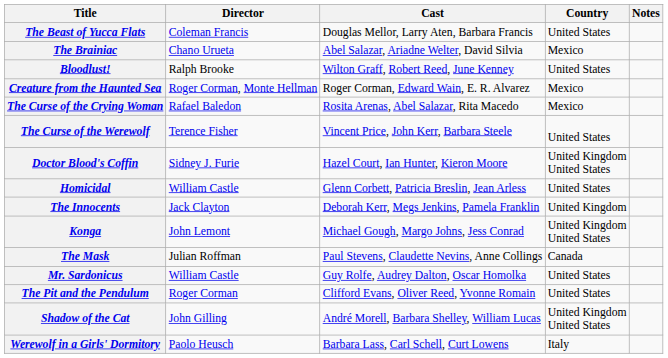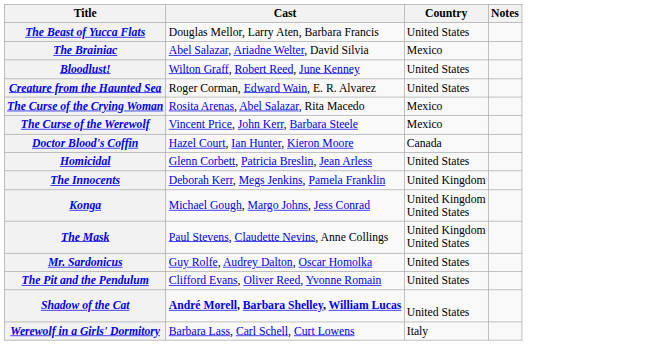- column: (243, 13)
(566, 87) Mexico -> (438, 87) United States
(579, 138) United States -> (425, 124) Mexico
(587, 163) United Kingdom United States -> (424, 143) Canada
(565, 256) Canada -> (446, 237) United Kingdom United States
(432, 319) normal -> (285, 305) bold
(587, 319) United Kingdom United States -> (438, 312) United States
